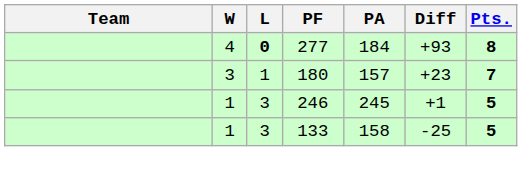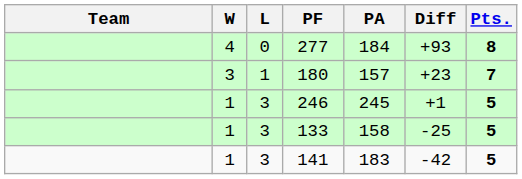(265, 47) bold -> (265, 47) normal
+ row: (313, 160)
